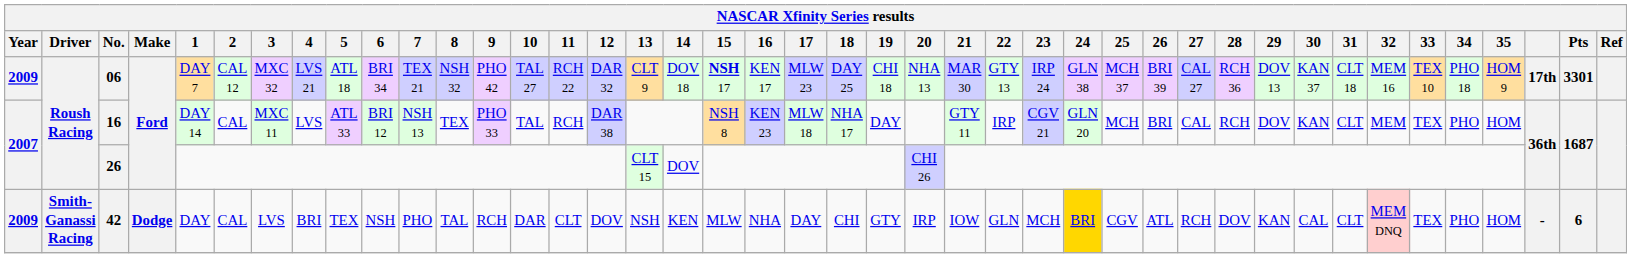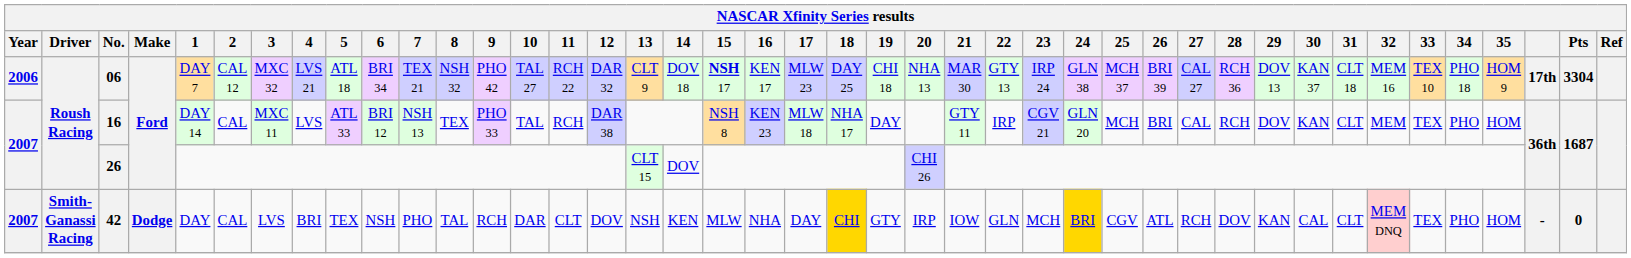(23, 78) 2009 -> (23, 78) 2006
(1578, 78) 3301 -> (1578, 78) 3304
(23, 220) 2009 -> (23, 220) 2007
(847, 220) no background -> (847, 220) gold background
(1578, 220) 6 -> (1578, 220) 0
